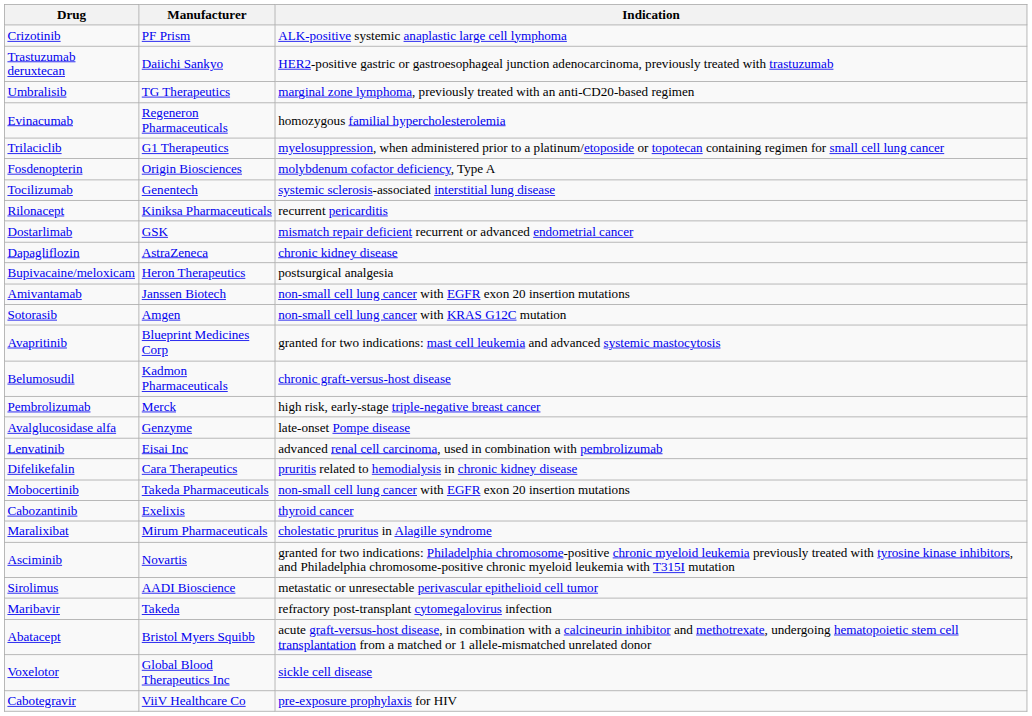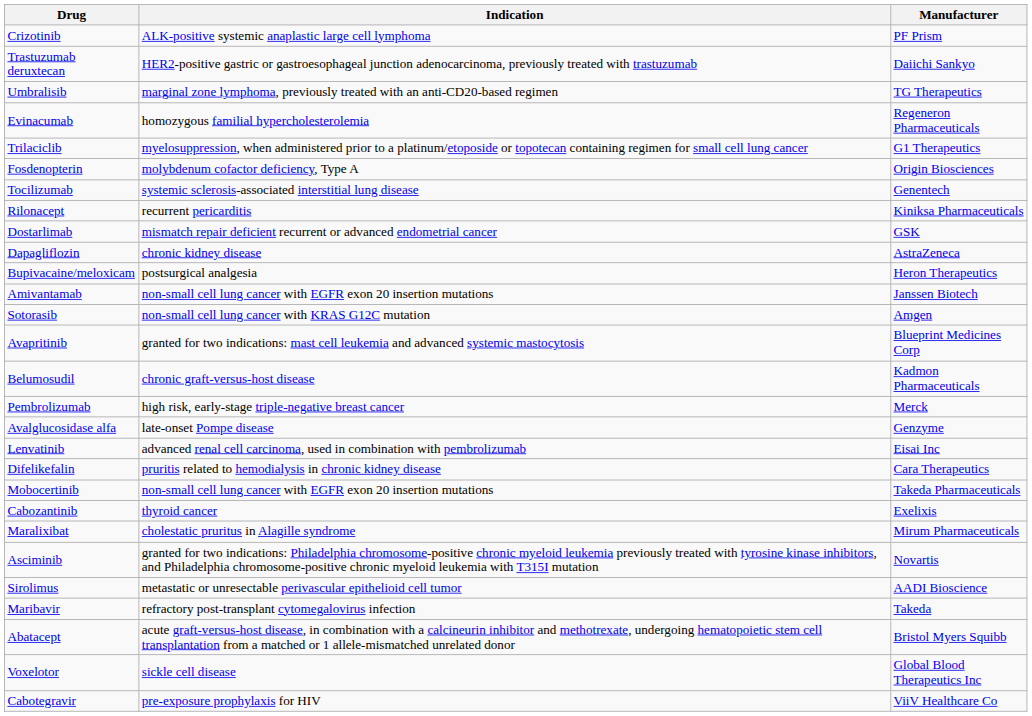columns swapped: (207, 14) <-> (651, 14)
